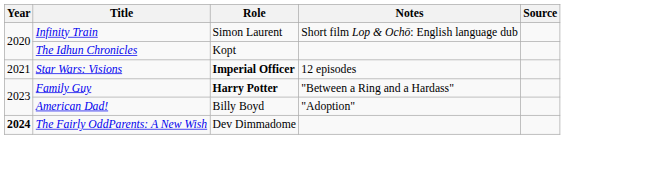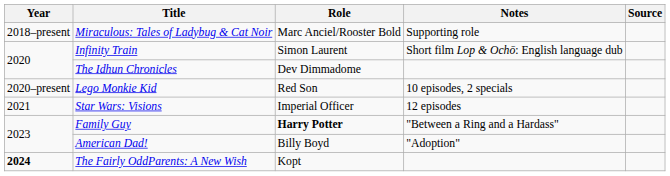+ row: (174, 32)
(224, 50) Kopt -> (319, 69) Dev Dimmadome
+ row: (116, 87)
(254, 69) bold -> (316, 106) normal
(254, 124) Dev Dimmadome -> (289, 161) Kopt
